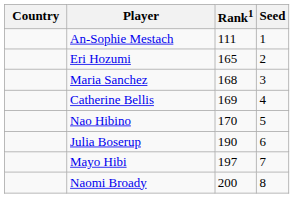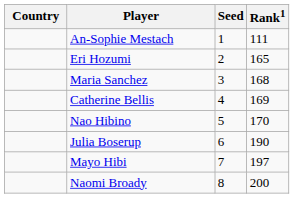columns swapped: (236, 16) <-> (272, 16)
